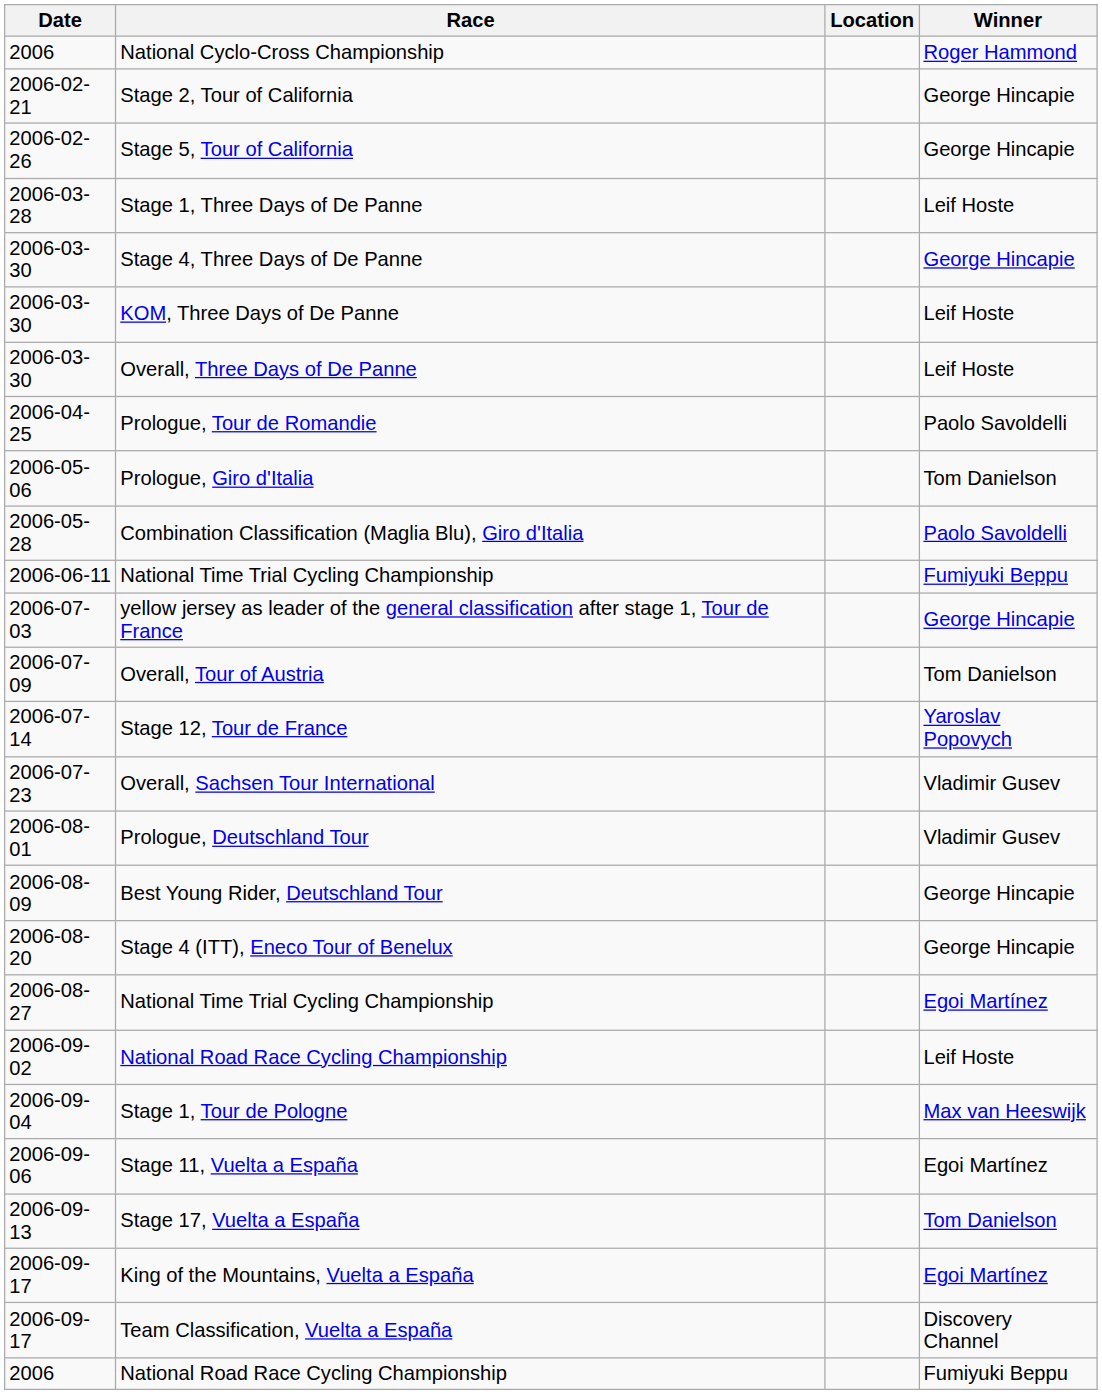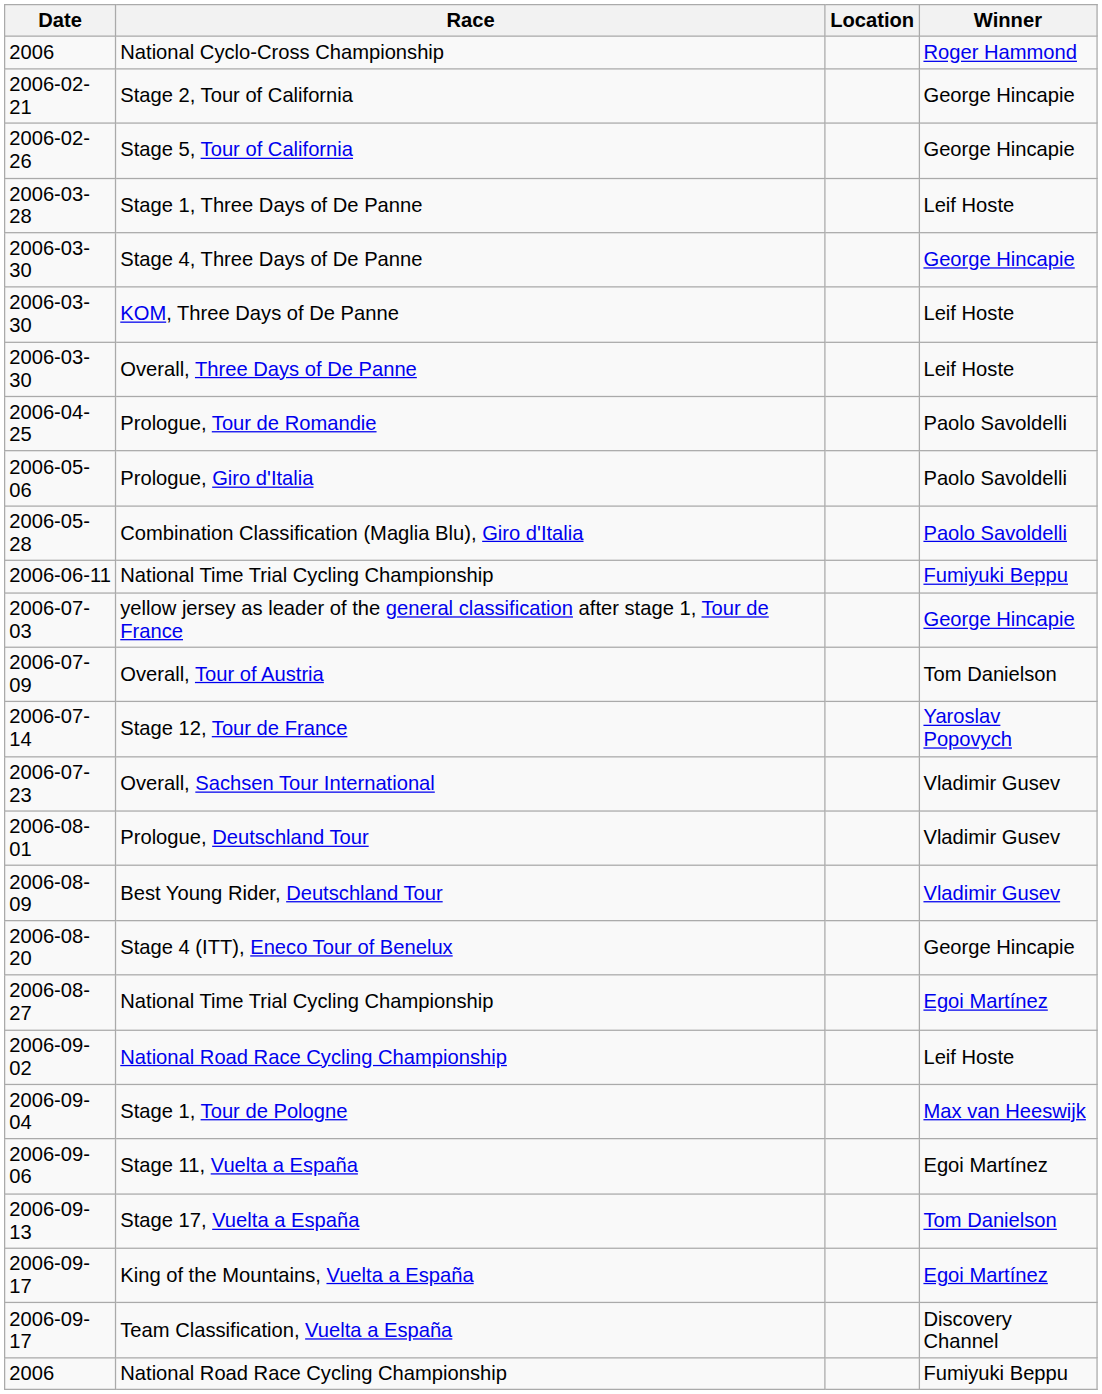(990, 478) Tom Danielson -> (995, 478) Paolo Savoldelli
(999, 892) George Hincapie -> (992, 892) Vladimir Gusev
